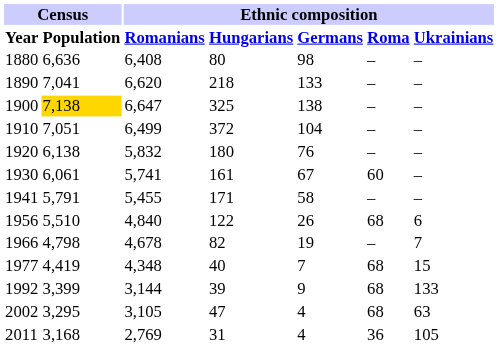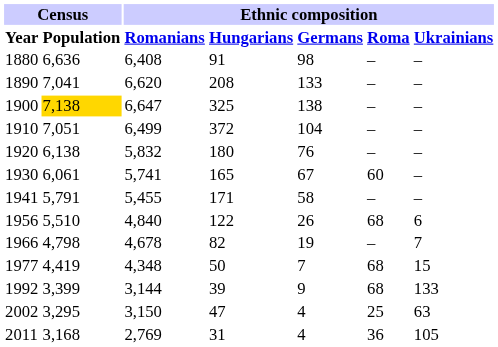(217, 60) 80 -> (217, 60) 91
(221, 83) 218 -> (221, 83) 208
(221, 174) 161 -> (221, 174) 165
(217, 266) 40 -> (217, 266) 50
(143, 311) 3,105 -> (143, 311) 3,150
(375, 311) 68 -> (375, 311) 25
